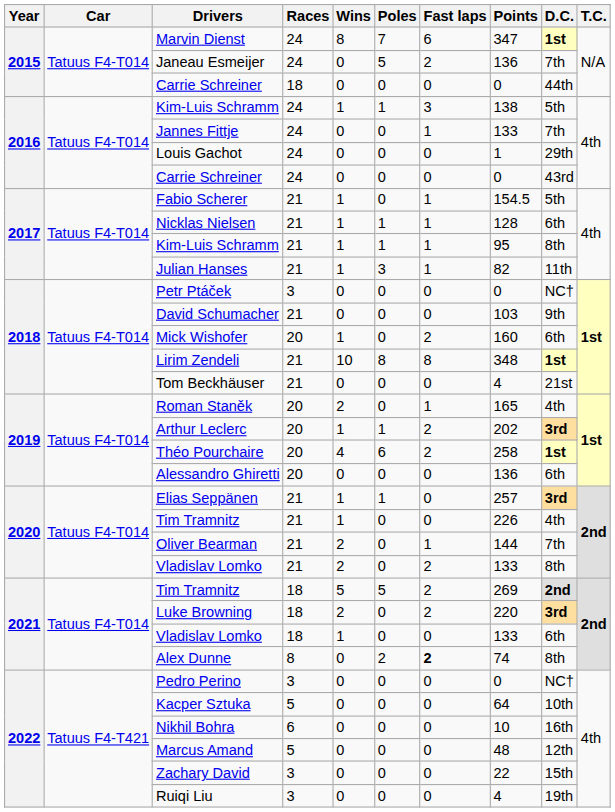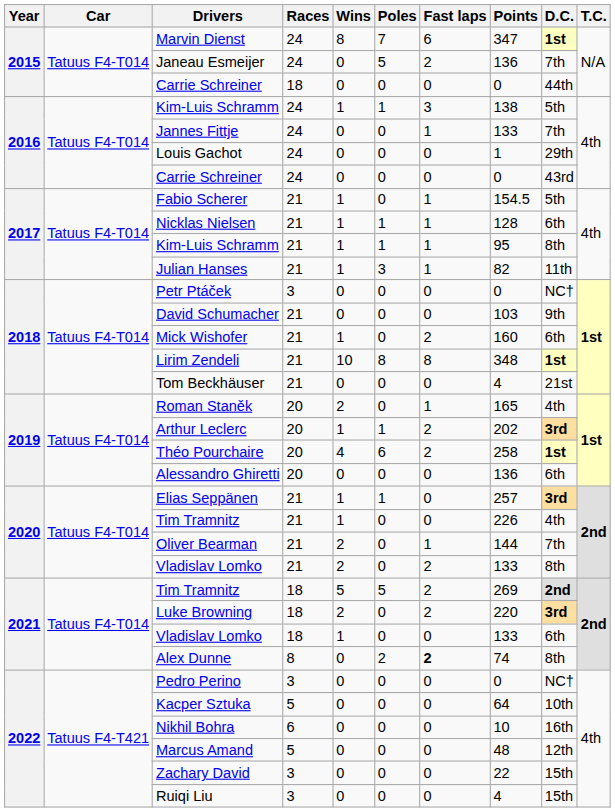(295, 337) 20 -> (295, 337) 21
(559, 795) 19th -> (559, 795) 15th
